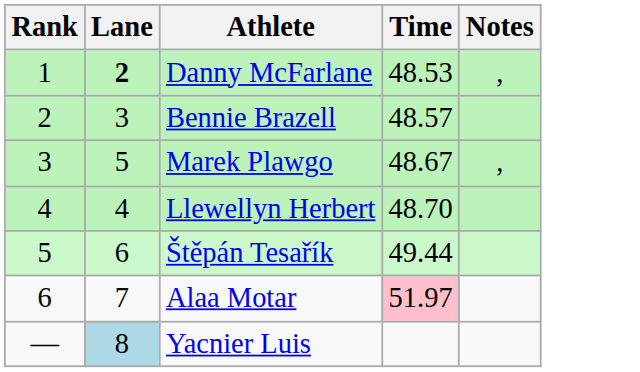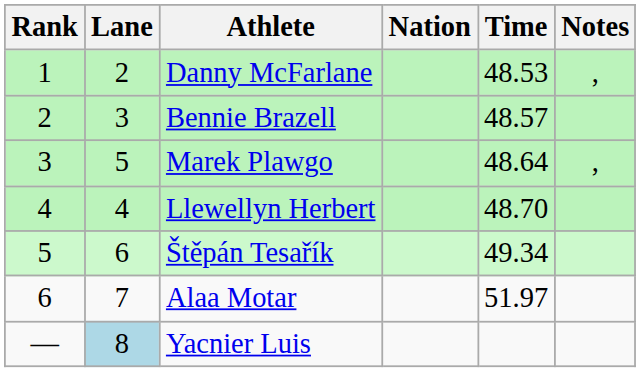+ column: (430, 27)
(122, 72) bold -> (122, 72) normal
(421, 162) 48.67 -> (516, 162) 48.64
(421, 252) 49.44 -> (516, 252) 49.34
(421, 298) pink background -> (516, 298) no background
